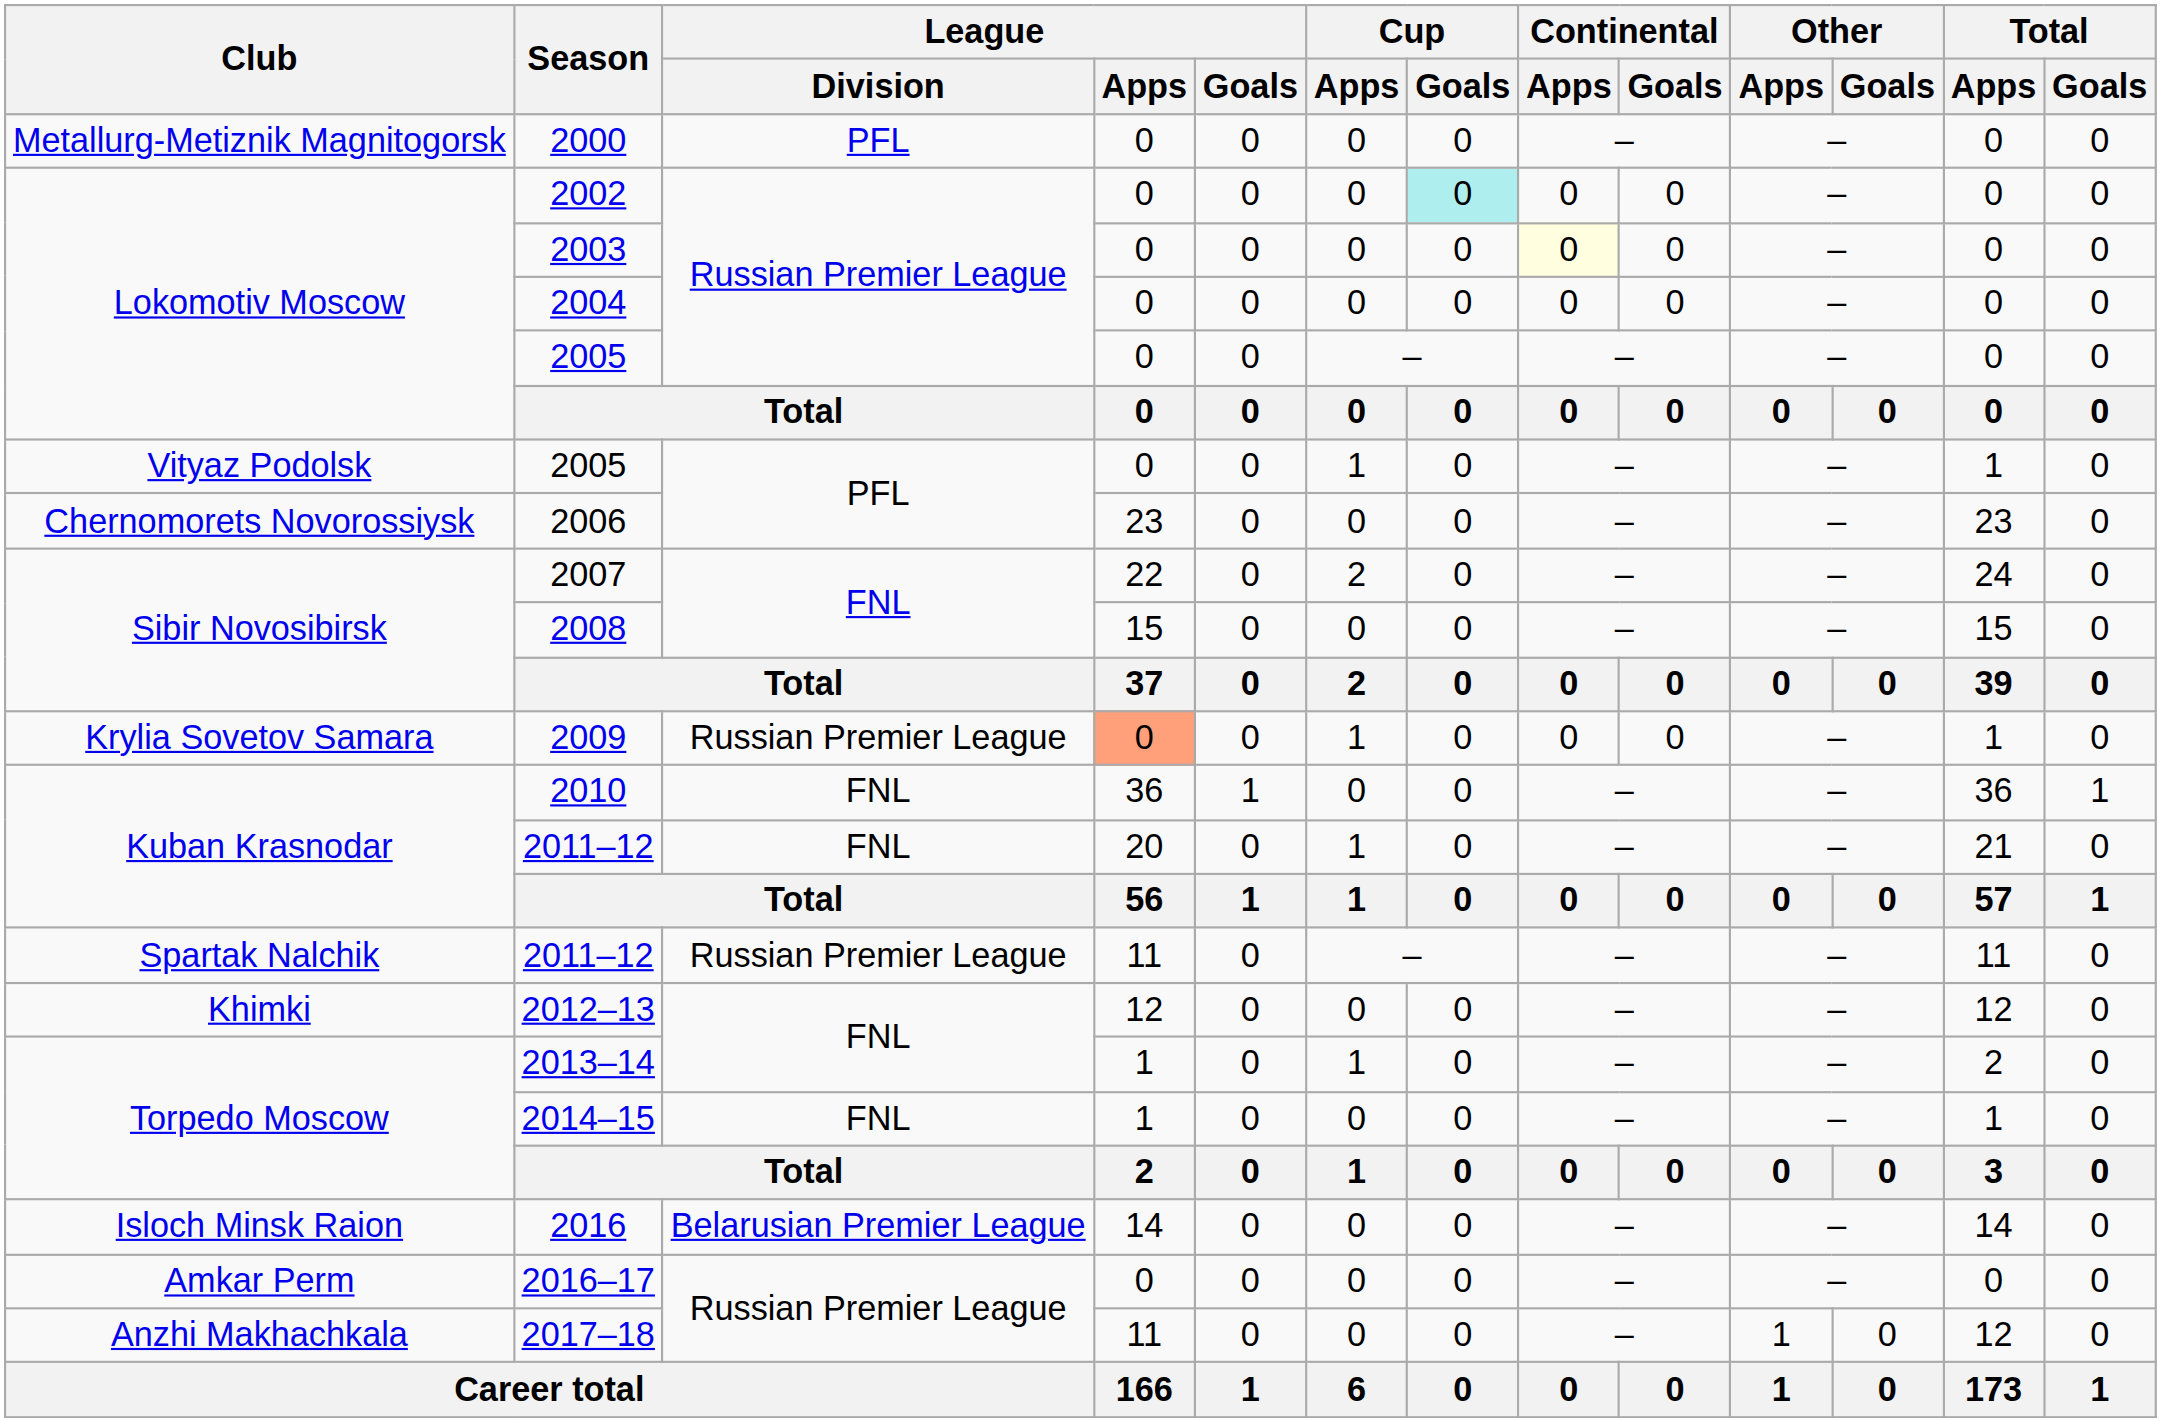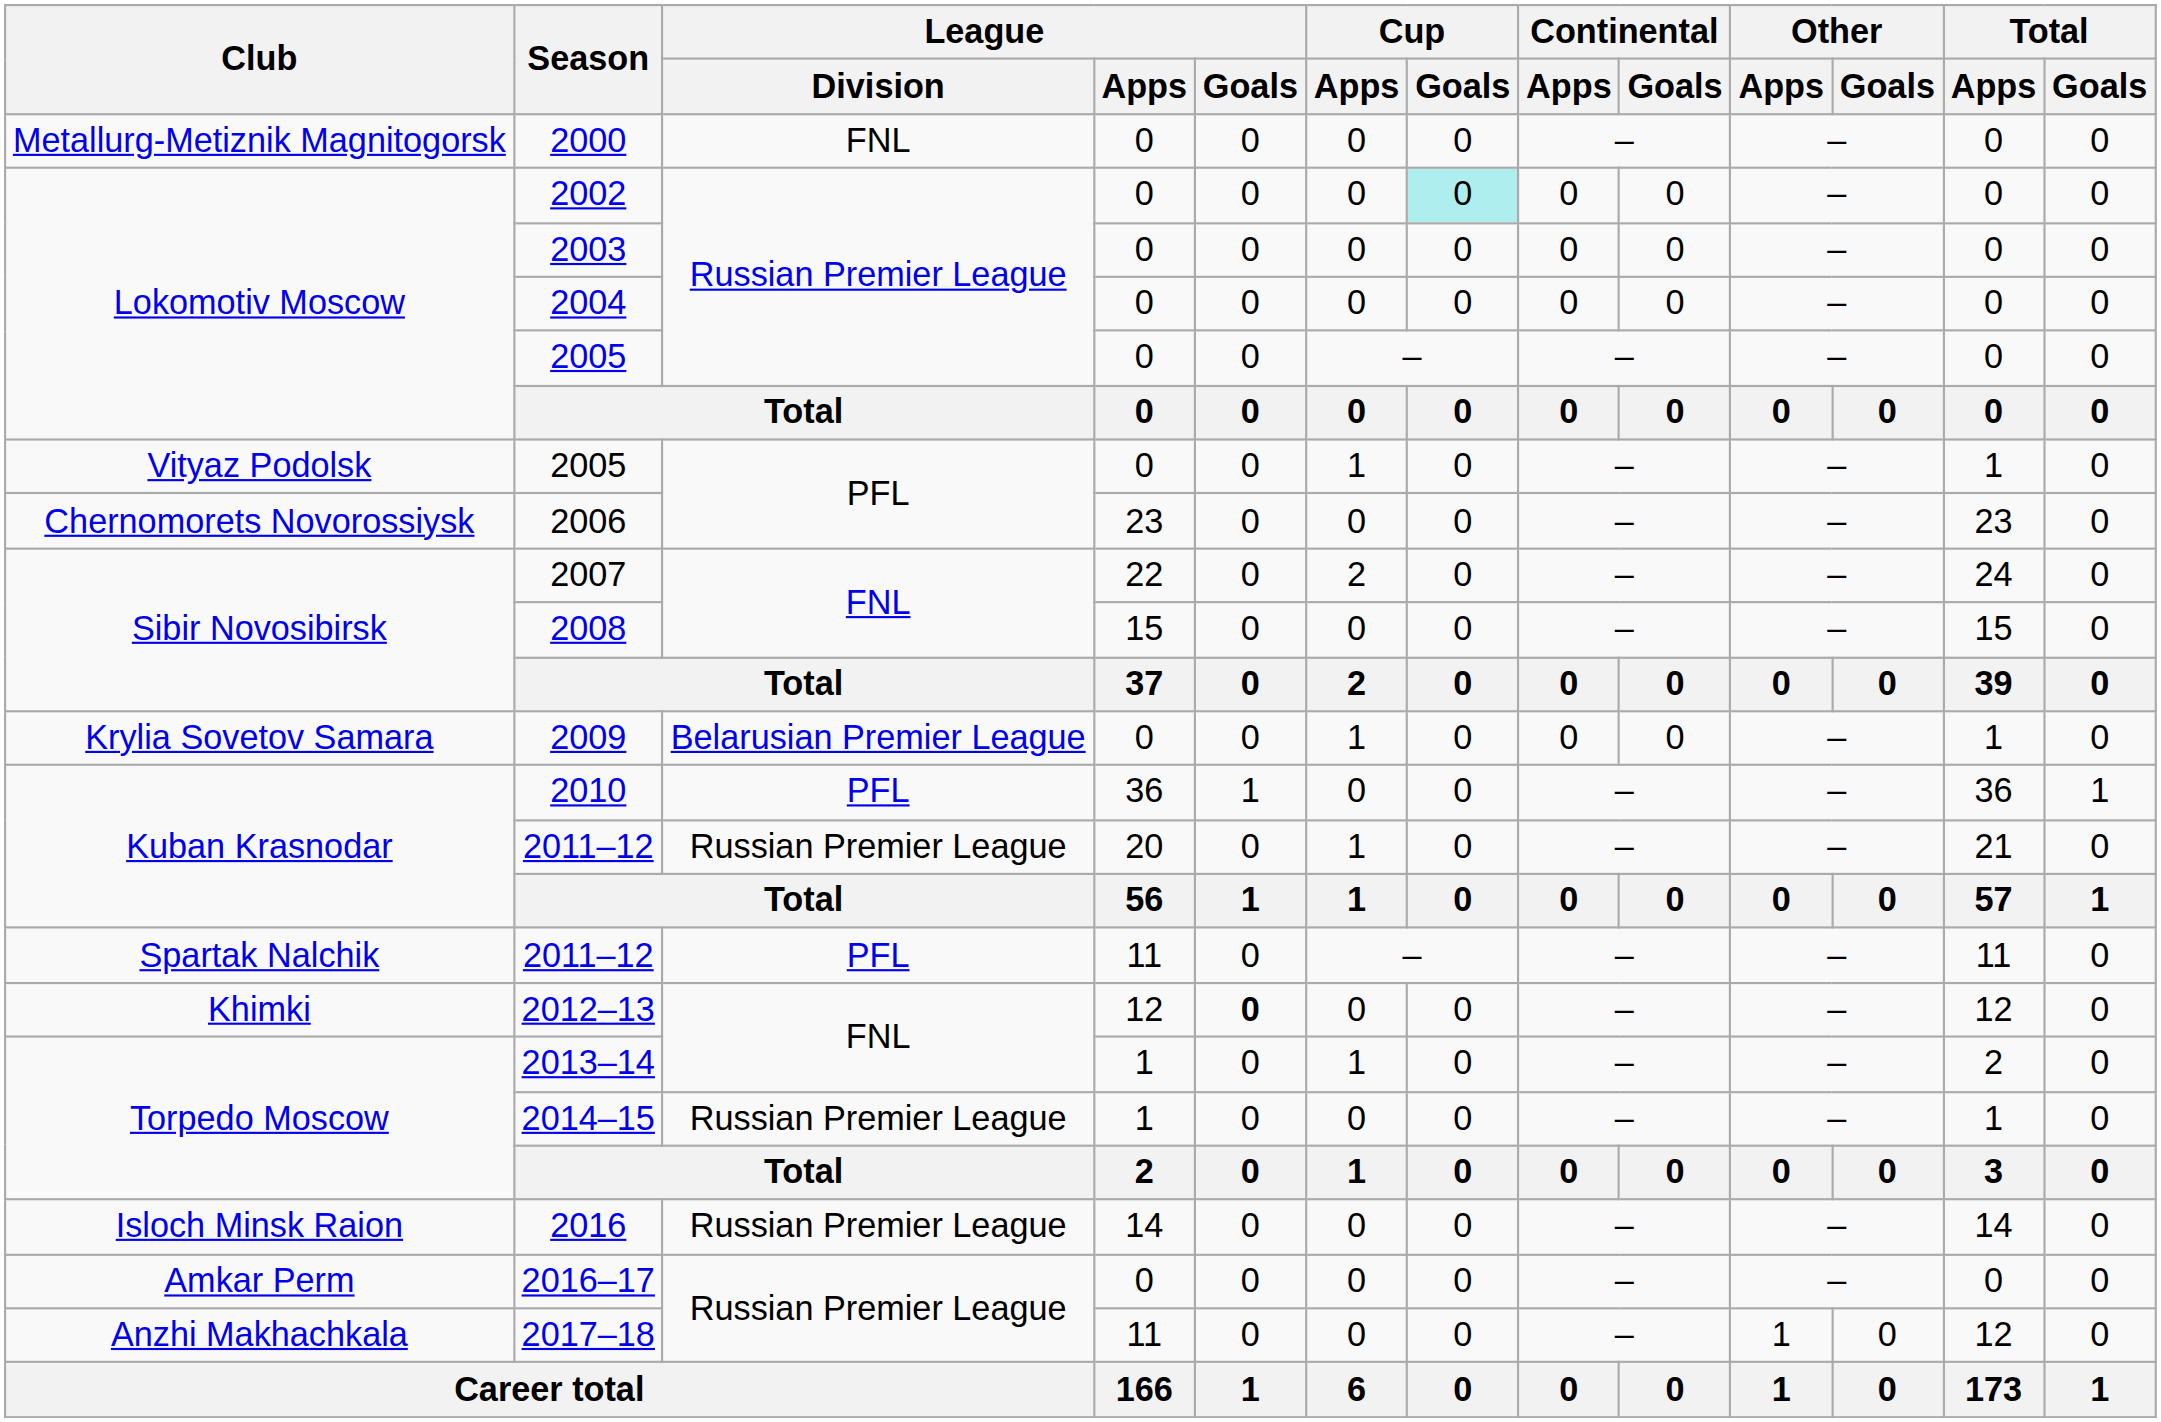(878, 140) PFL -> (878, 140) FNL
(1569, 248) lightyellow background -> (1569, 248) no background
(878, 737) Russian Premier League -> (878, 737) Belarusian Premier League
(1144, 737) lightsalmon background -> (1144, 737) no background
(878, 791) FNL -> (878, 791) PFL
(878, 846) FNL -> (878, 846) Russian Premier League
(878, 954) Russian Premier League -> (878, 954) PFL
(1250, 1009) normal -> (1250, 1009) bold
(878, 1117) FNL -> (878, 1117) Russian Premier League
(878, 1226) Belarusian Premier League -> (878, 1226) Russian Premier League
